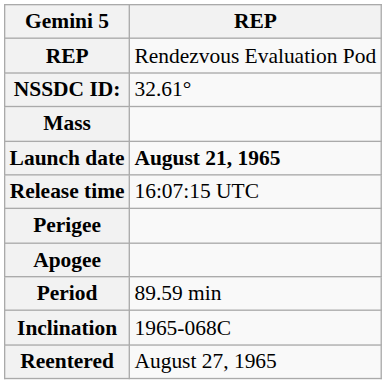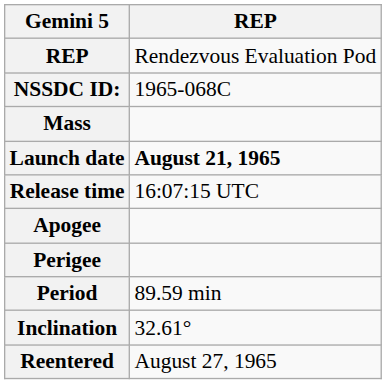(163, 89) 32.61° -> (183, 89) 1965-068C
rows swapped: (67, 225) <-> (67, 259)
(183, 327) 1965-068C -> (163, 327) 32.61°
